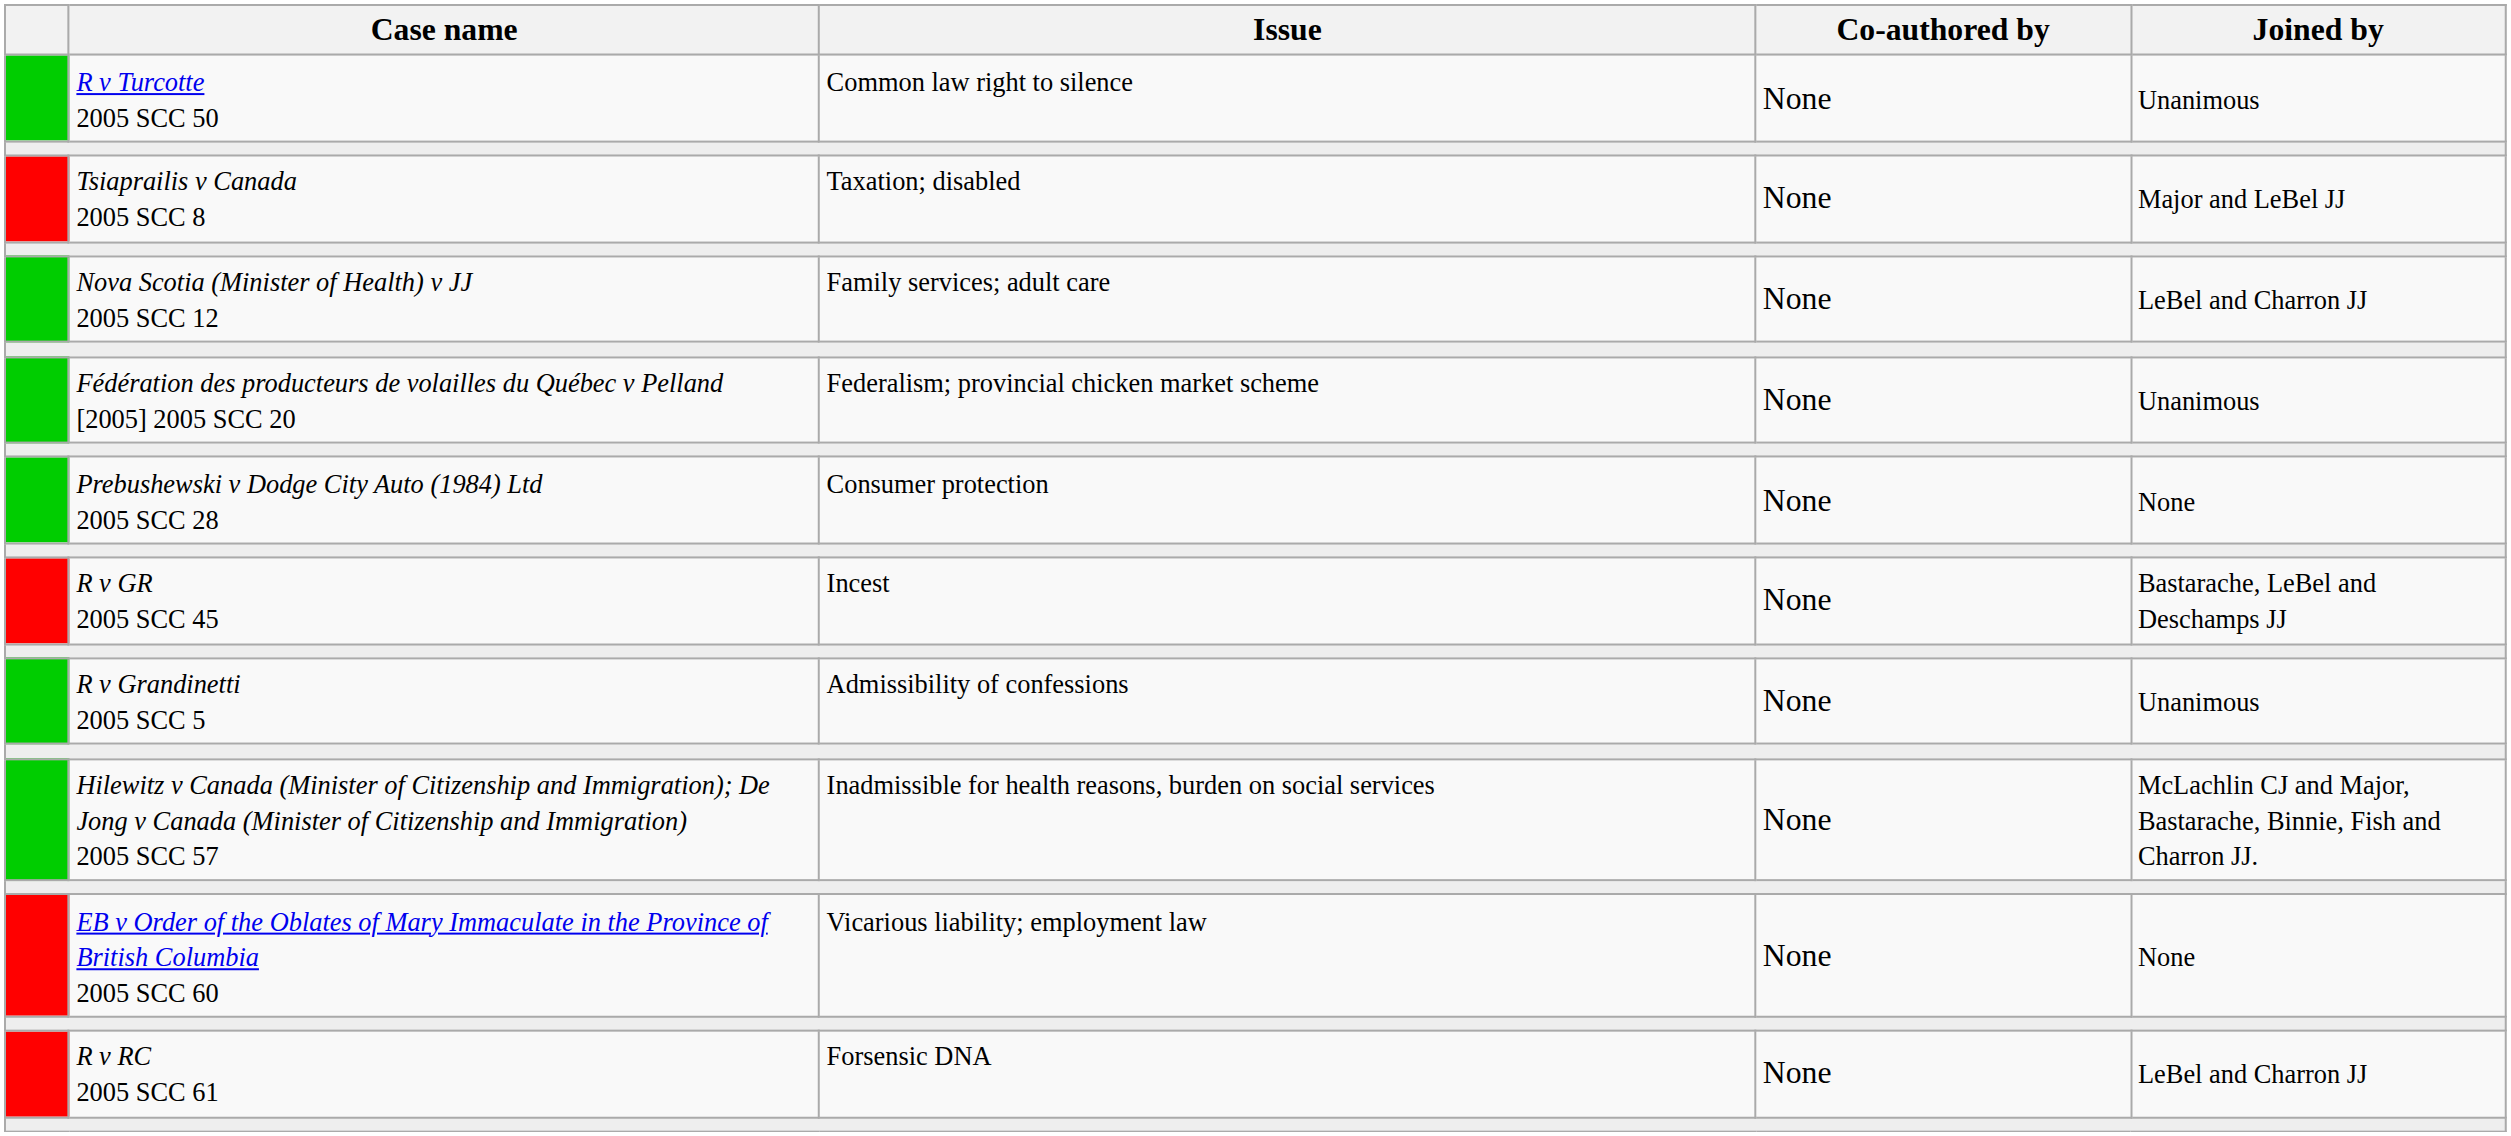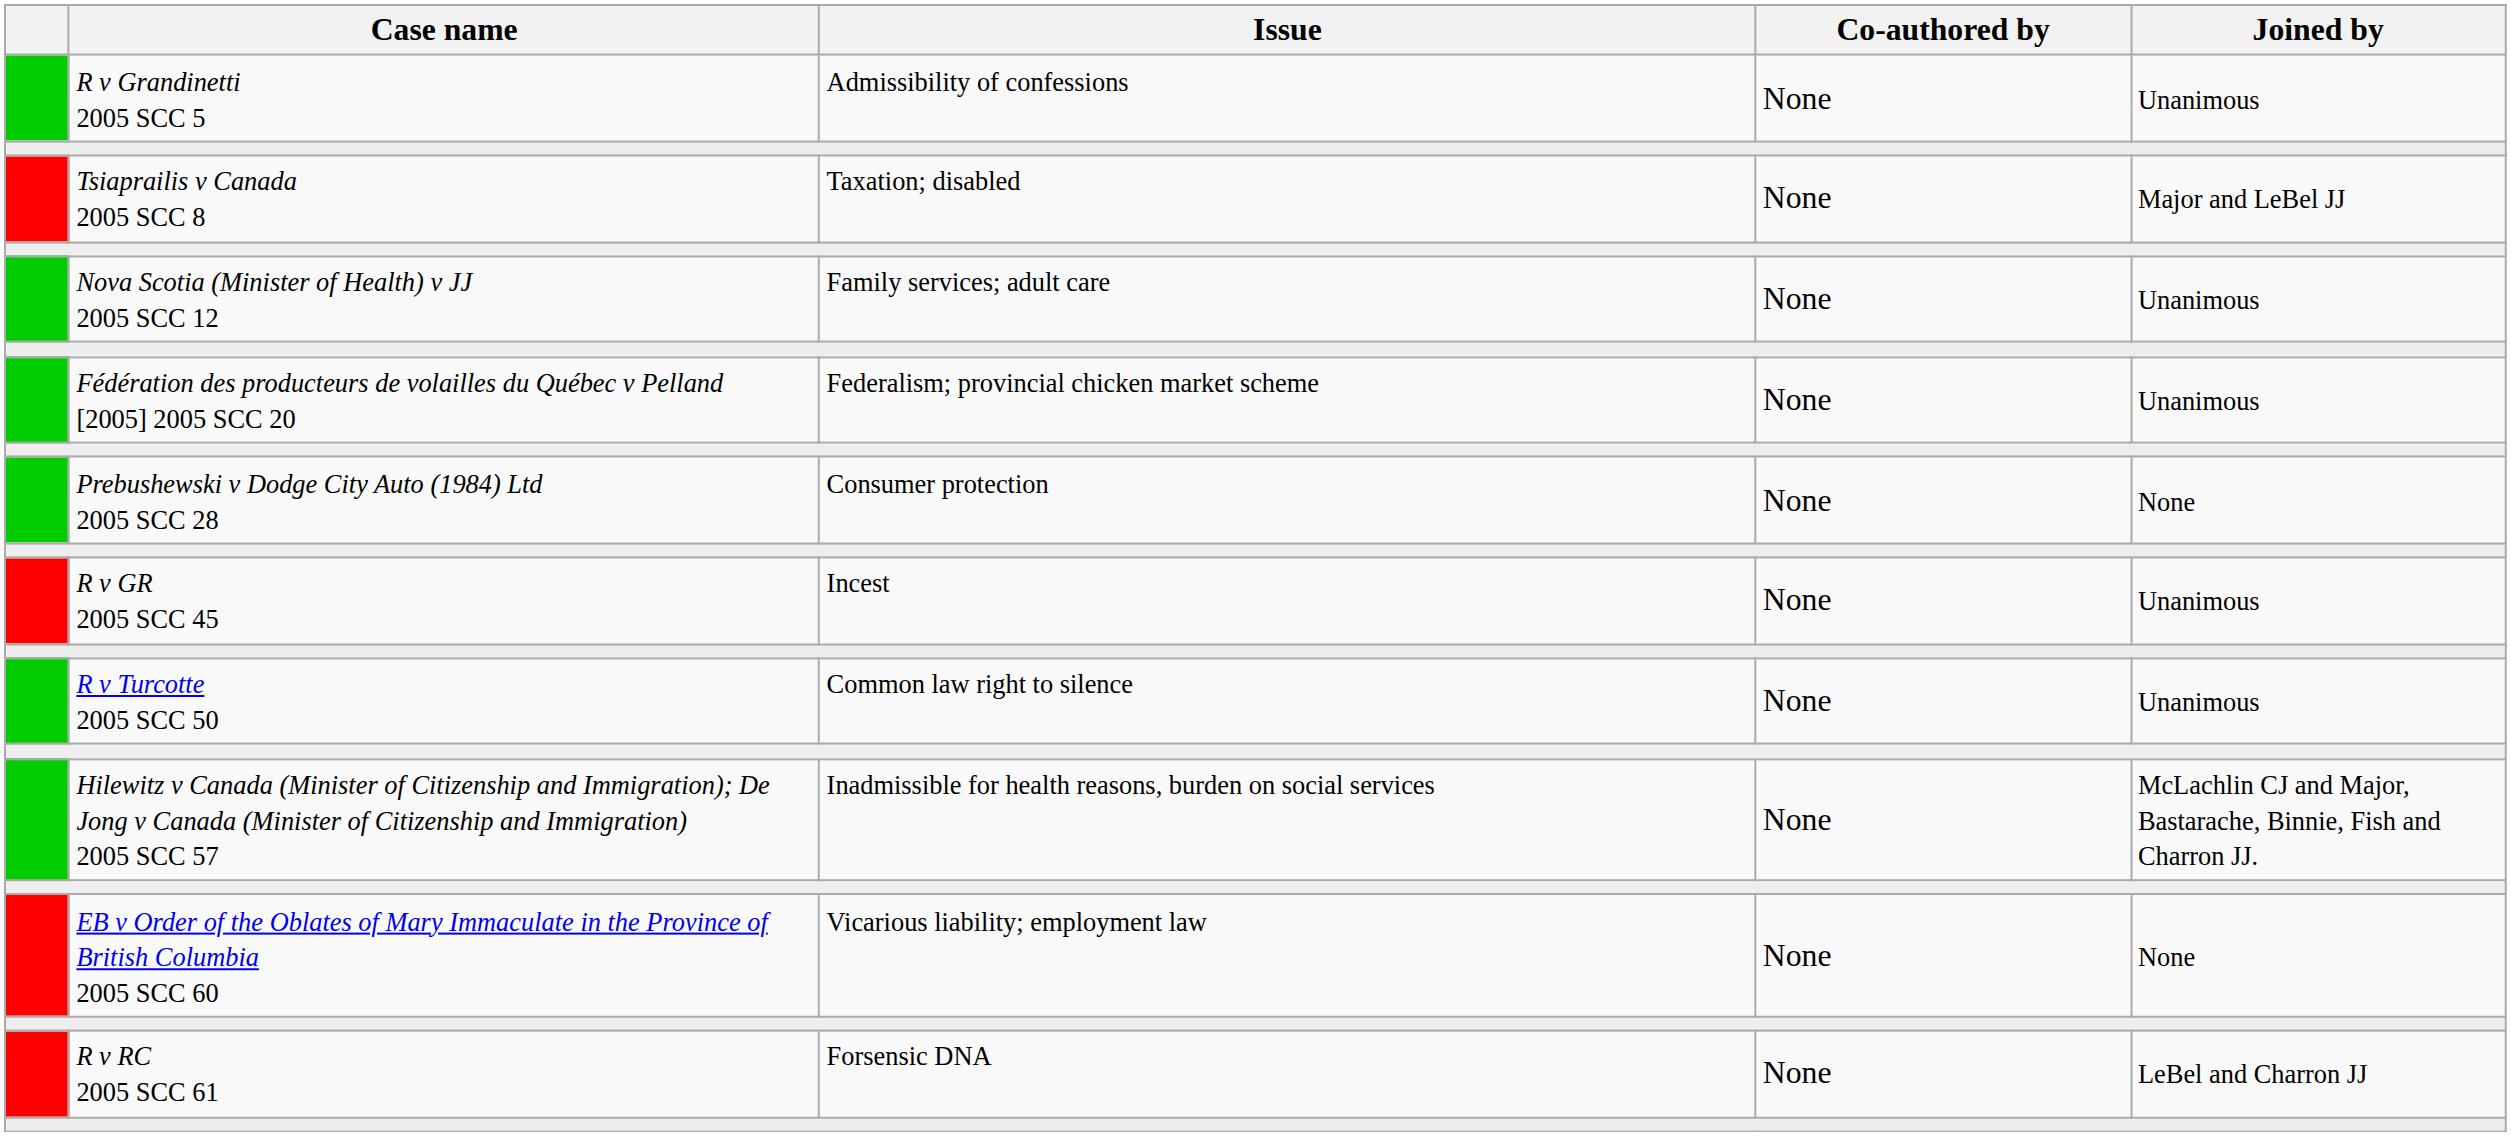rows swapped: (158, 702) <-> (148, 99)
(2253, 300) LeBel and Charron JJ -> (2199, 300) Unanimous
(2257, 602) Bastarache, LeBel and Deschamps JJ -> (2199, 602) Unanimous
